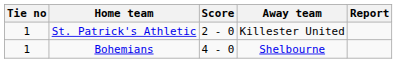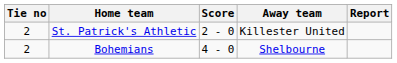(27, 31) 1 -> (27, 31) 2
(27, 49) 1 -> (27, 49) 2
